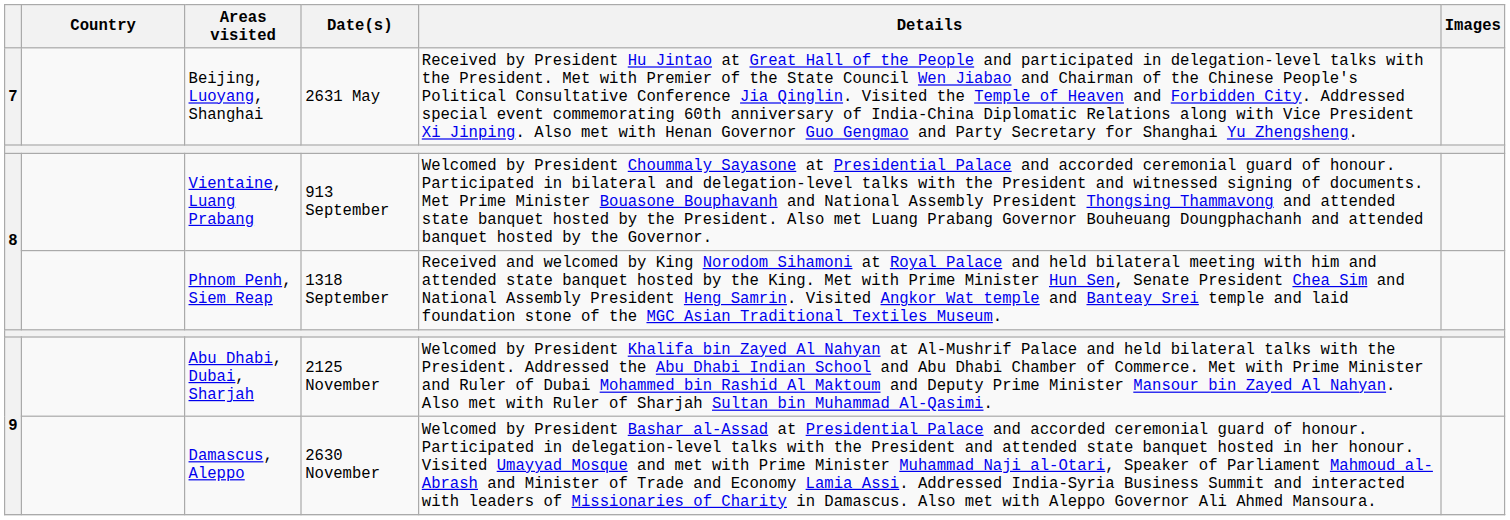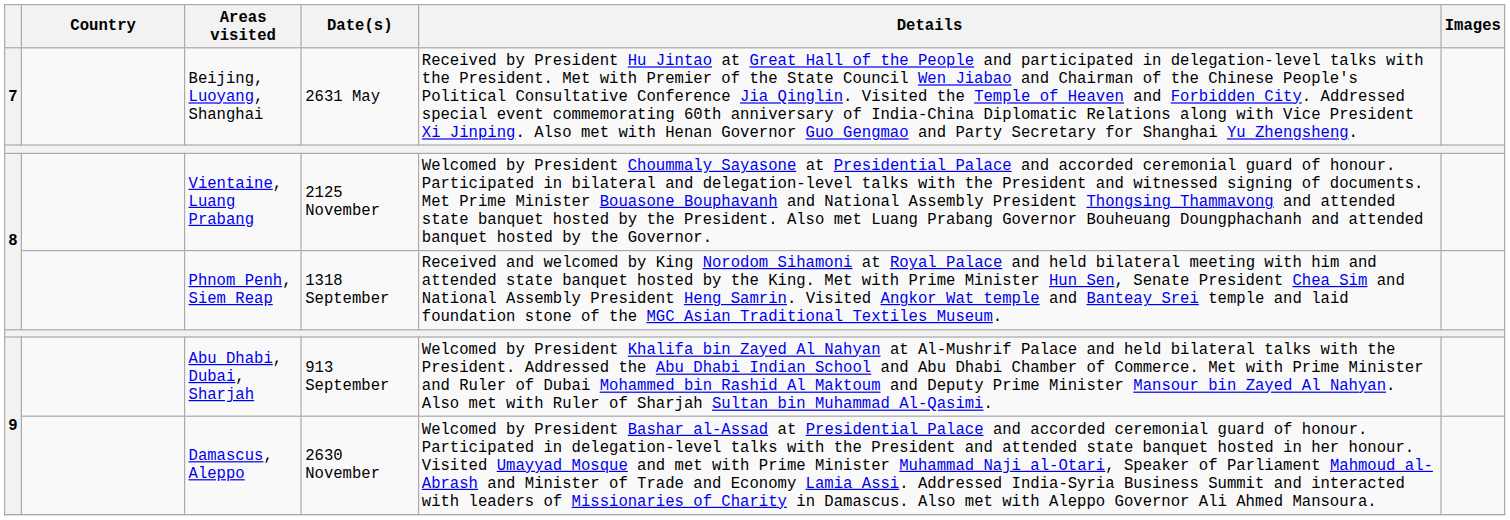(347, 202) 913 September -> (343, 202) 2125 November
(343, 377) 2125 November -> (347, 377) 913 September
